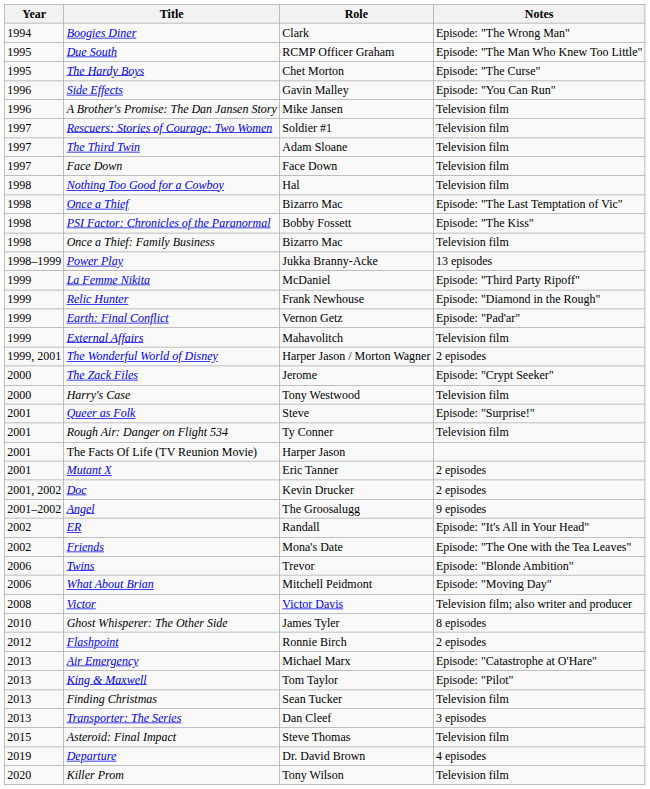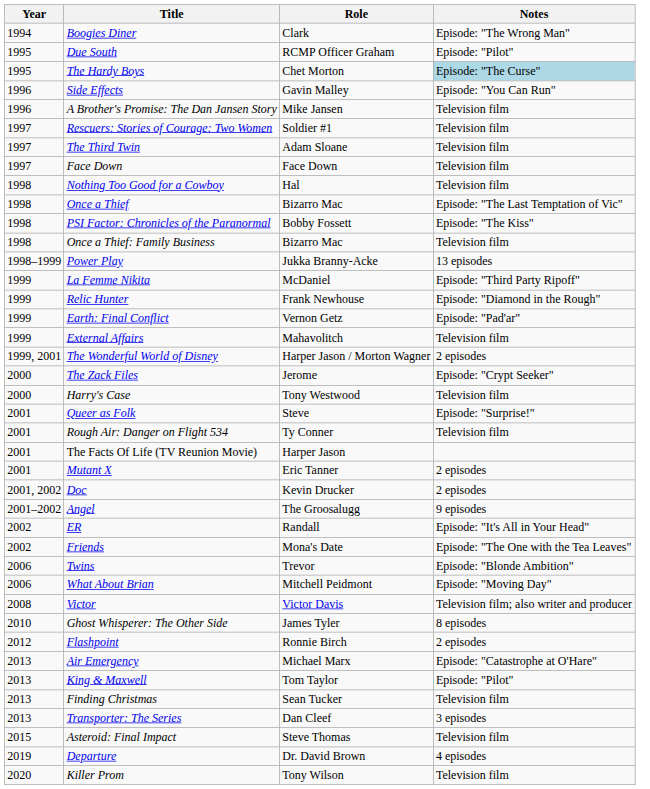(539, 52) Episode: "The Man Who Knew Too Little" -> (475, 52) Episode: "Pilot"
(488, 71) no background -> (488, 71) lightblue background
